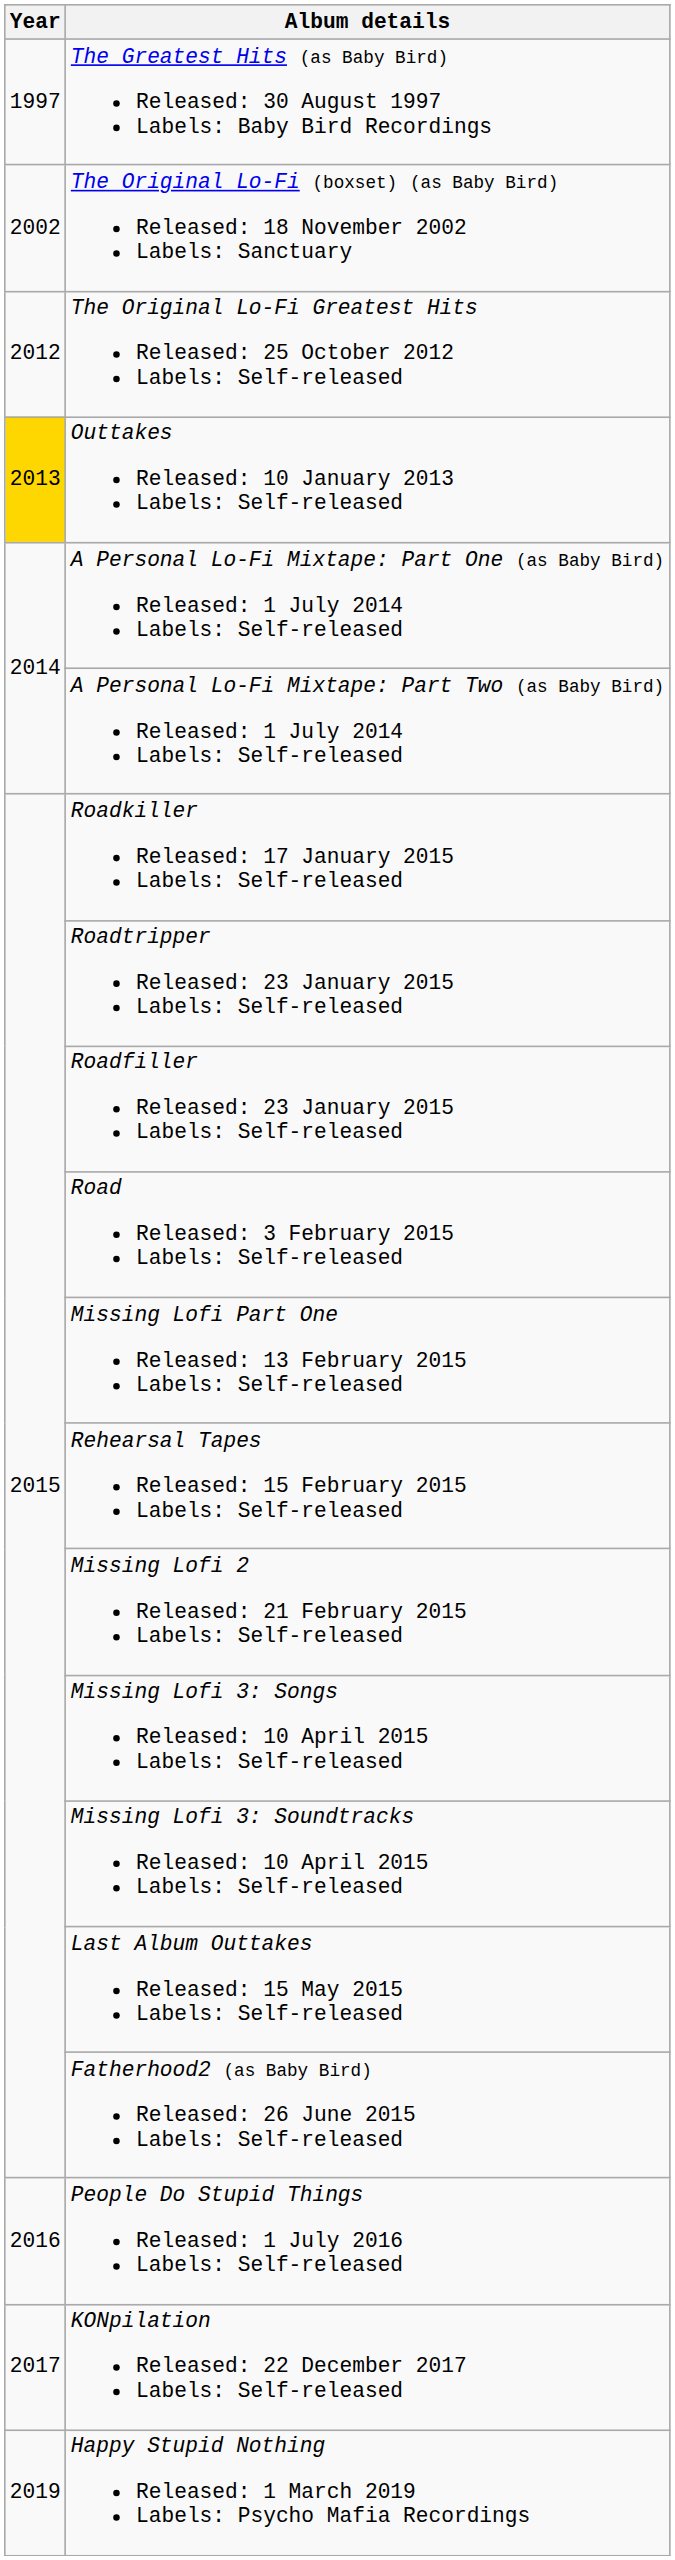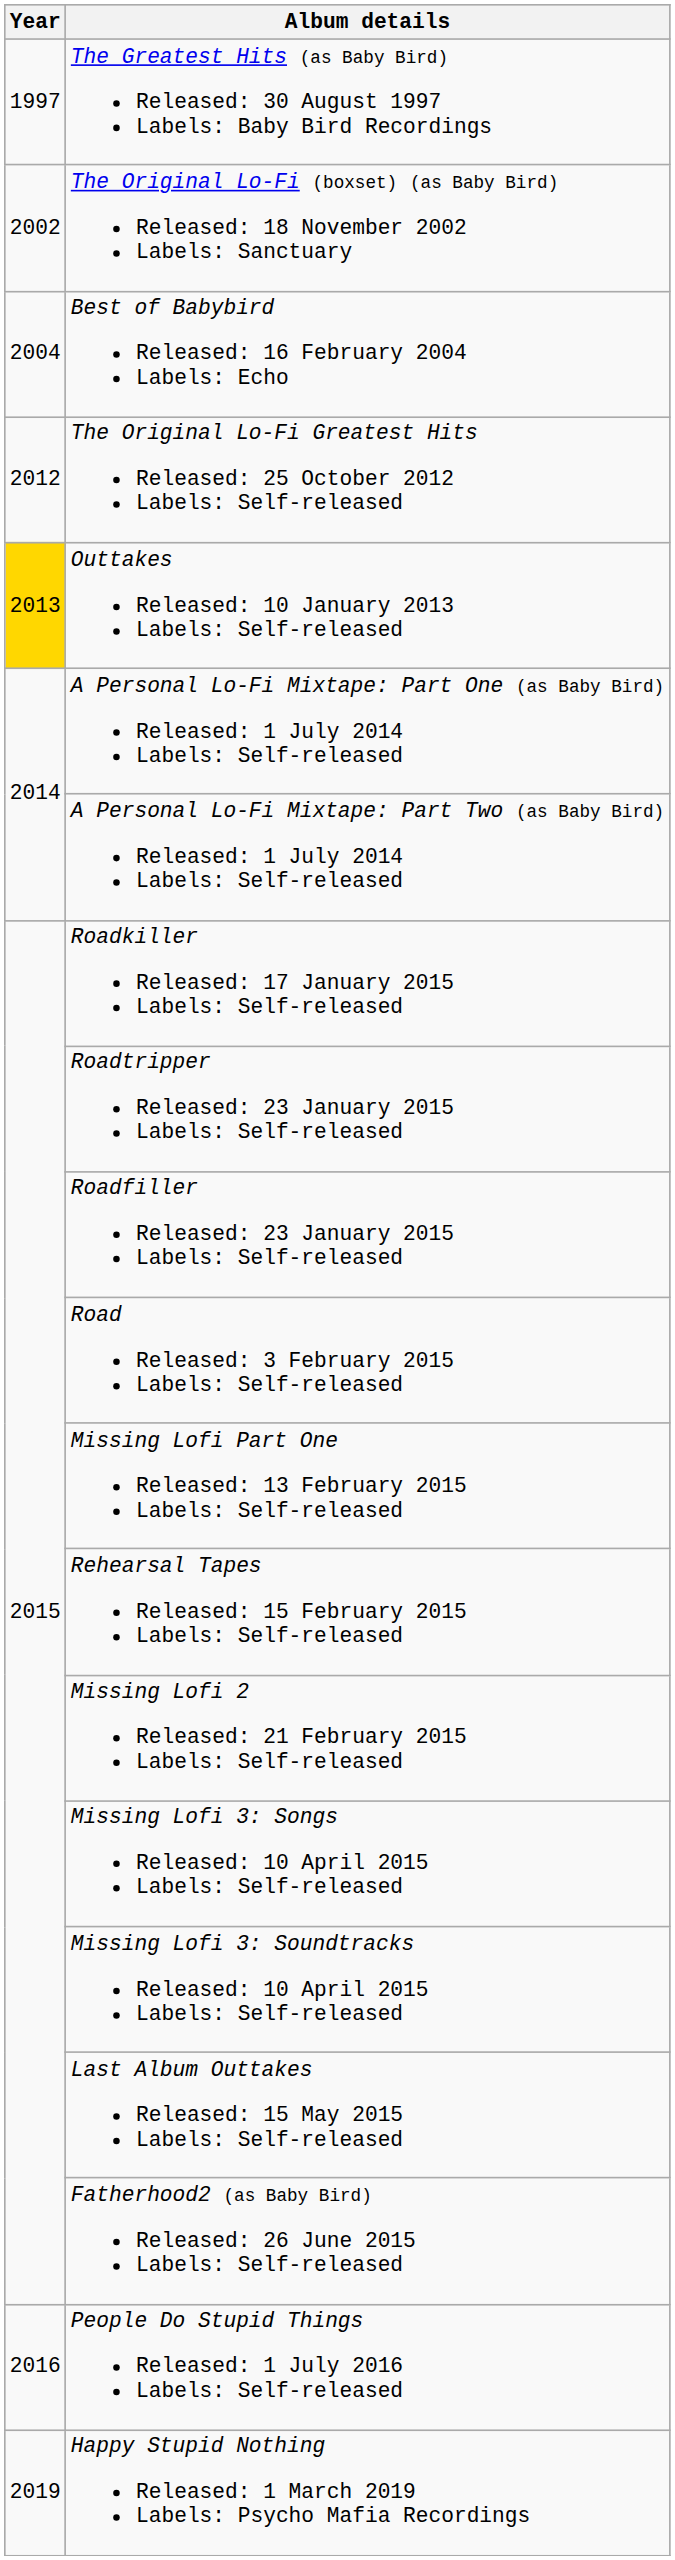+ row: (368, 343)
- row: (368, 2356)
